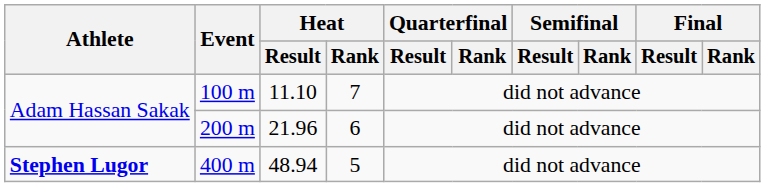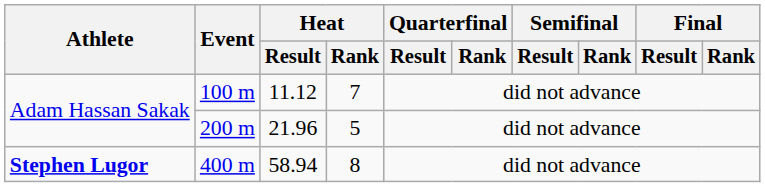(293, 92) 11.10 -> (293, 92) 11.12
(355, 128) 6 -> (355, 128) 5
(293, 164) 48.94 -> (293, 164) 58.94
(355, 164) 5 -> (355, 164) 8
